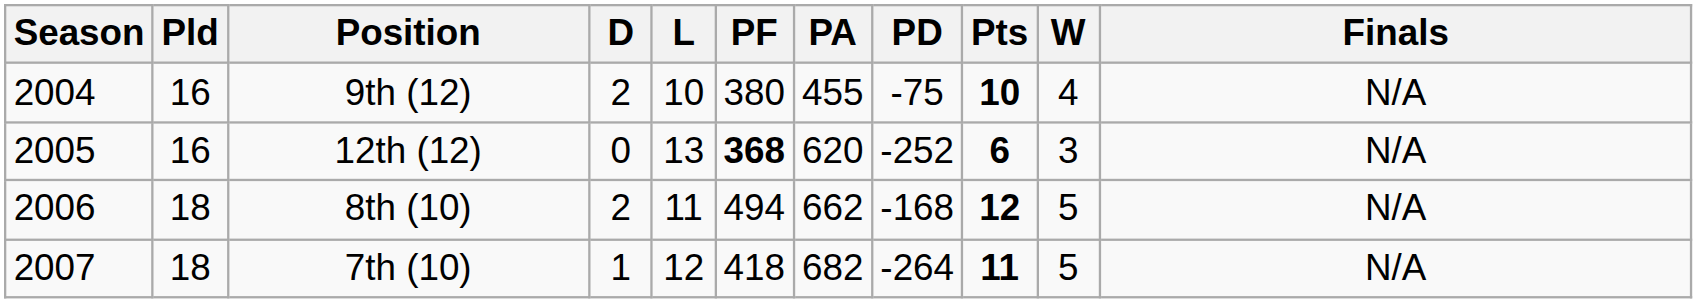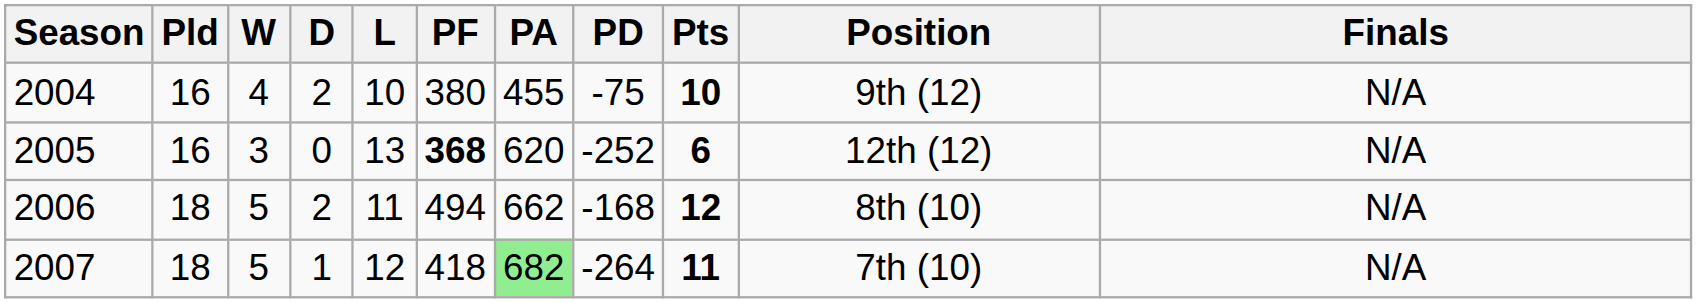columns swapped: (1068, 33) <-> (408, 33)
(833, 267) no background -> (534, 267) lightgreen background
